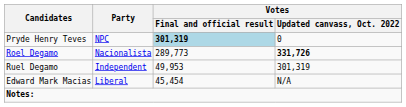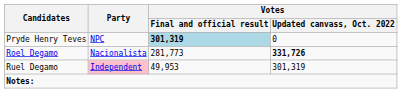(172, 53) 289,773 -> (167, 53) 281,773
(121, 67) no background -> (116, 67) pink background
- row: (49, 80)
